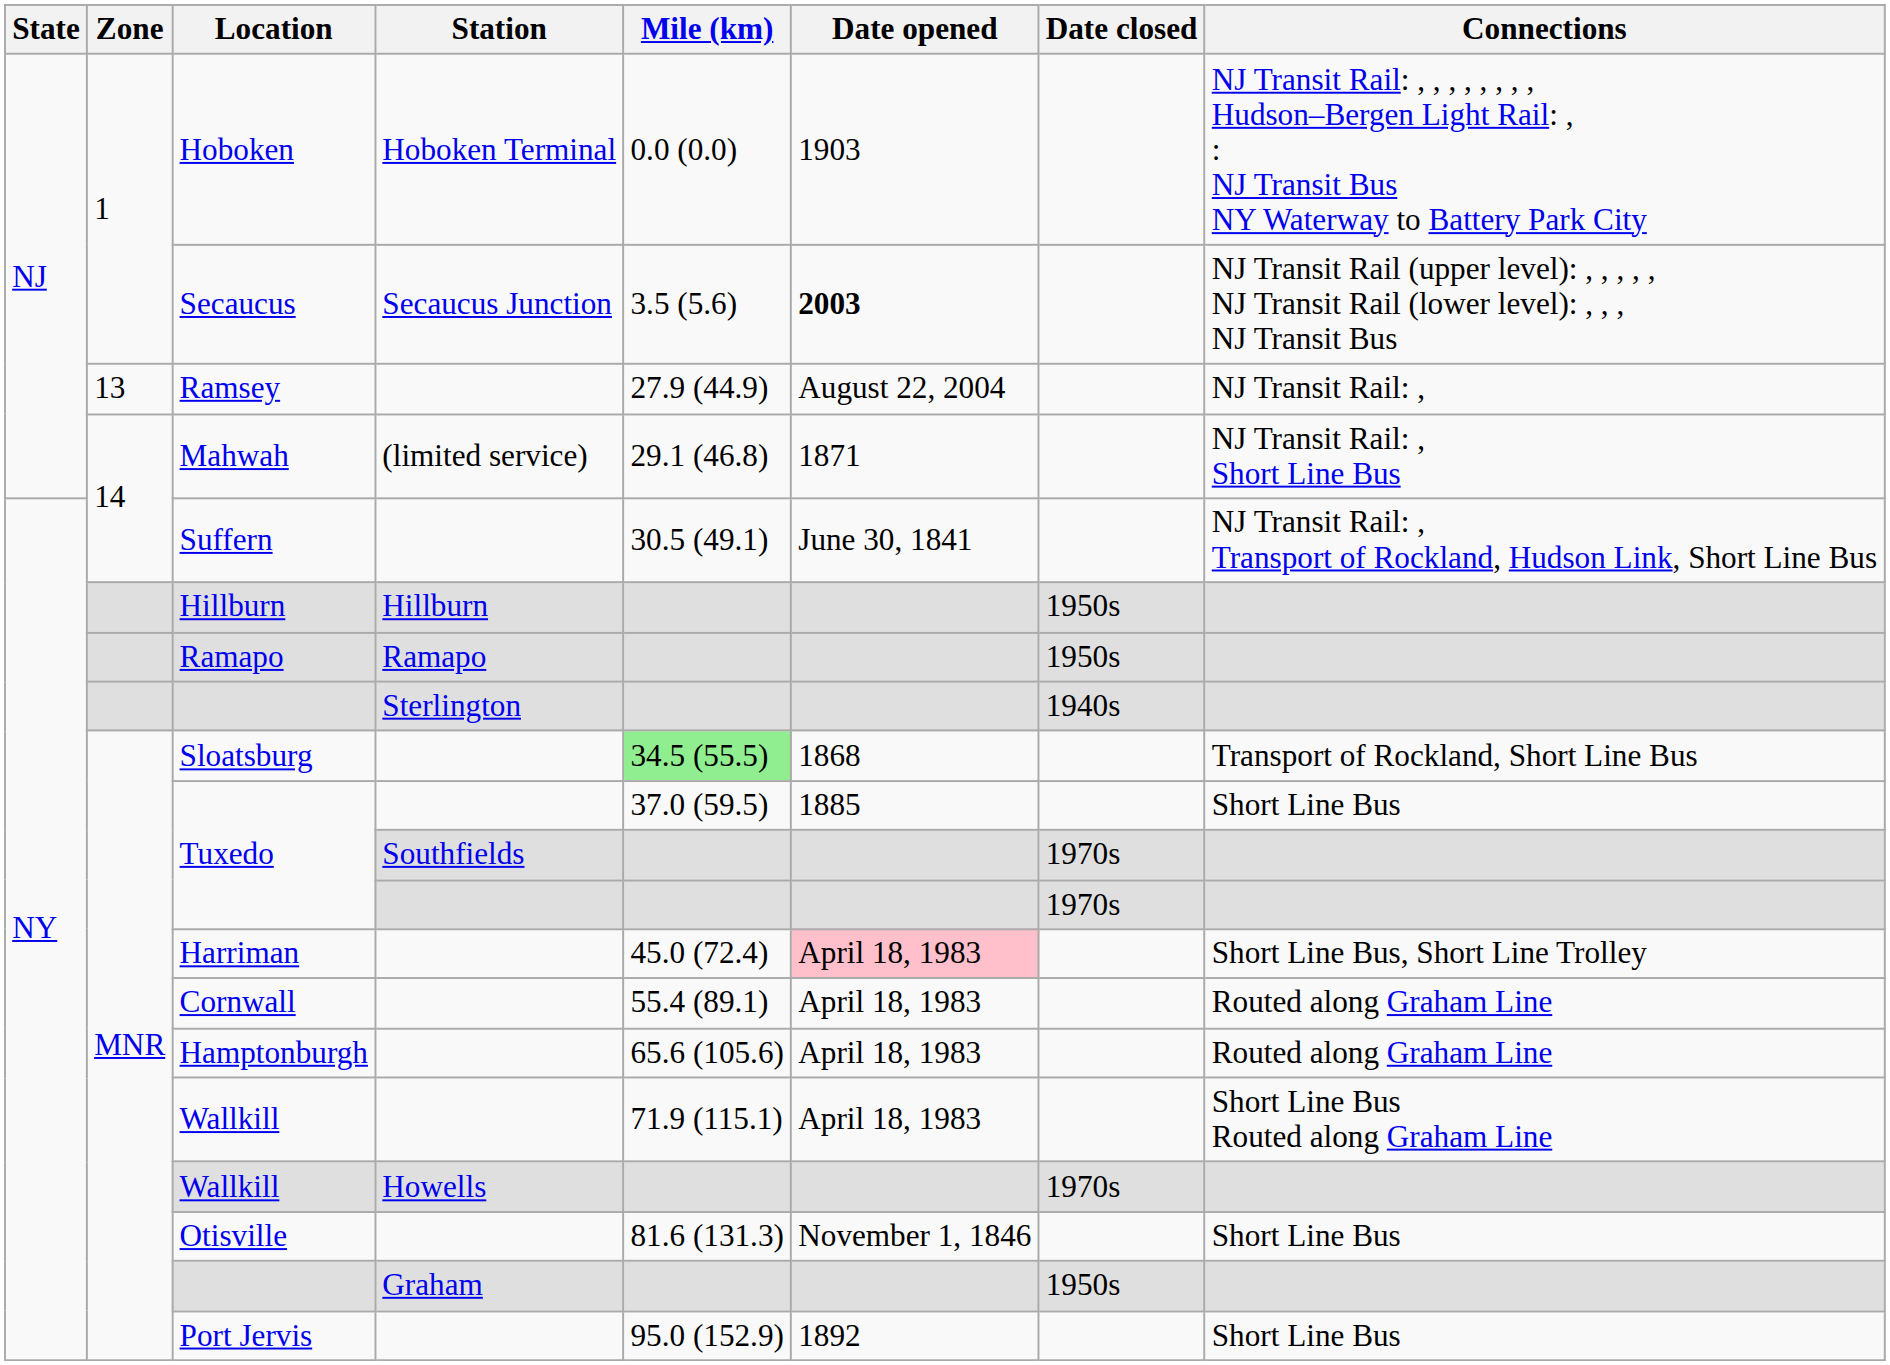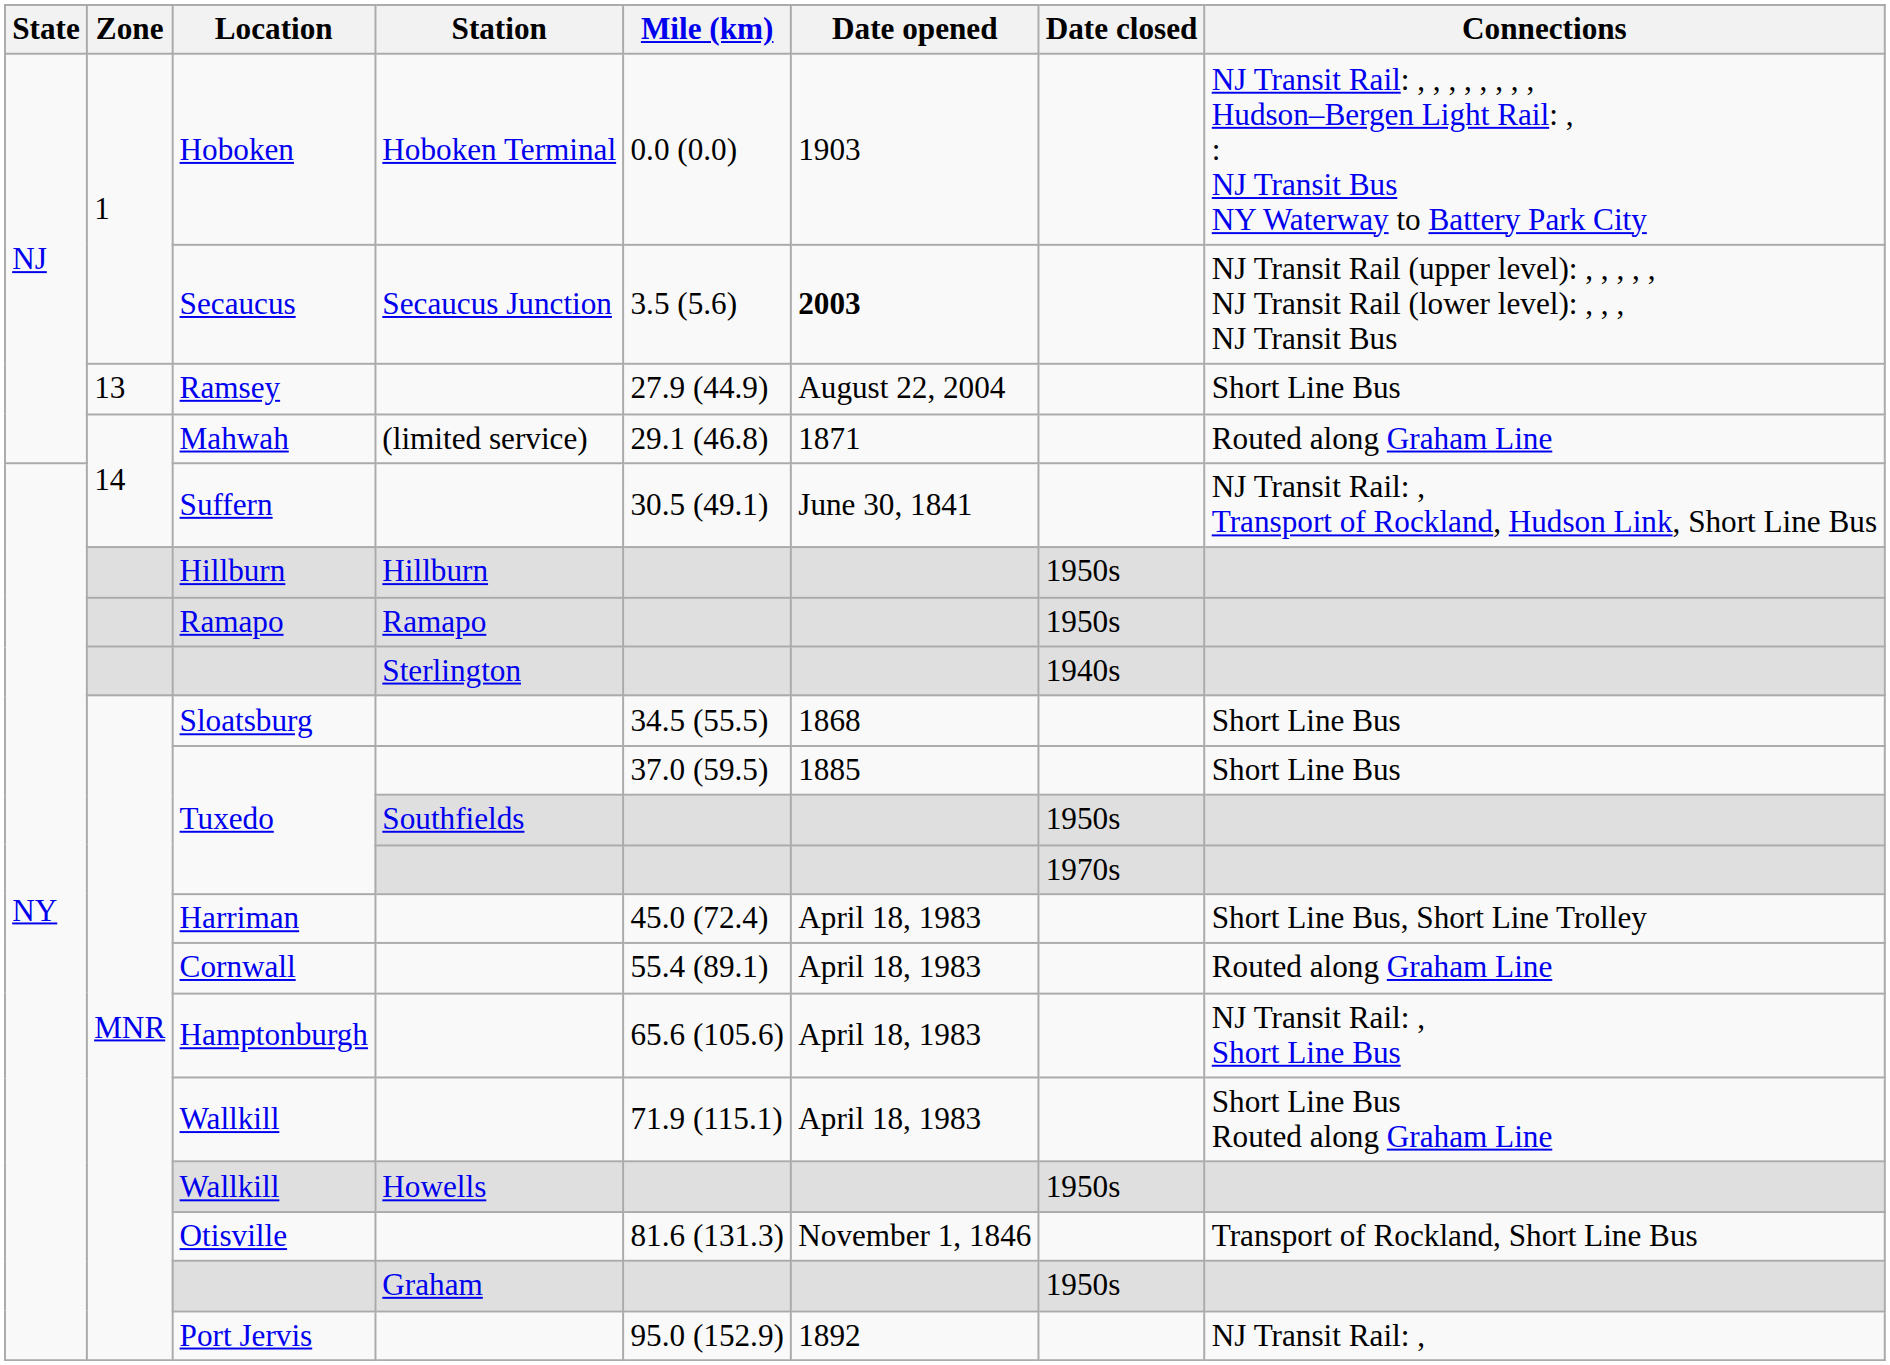(1318, 388) NJ Transit Rail: , -> (1306, 388) Short Line Bus
(1318, 455) NJ Transit Rail: , Short Line Bus -> (1382, 437) Routed along Graham Line
(699, 755) lightgreen background -> (699, 720) no background
(1455, 755) Transport of Rockland, Short Line Bus -> (1306, 720) Short Line Bus
(1083, 854) 1970s -> (1083, 819) 1950s
(890, 953) pink background -> (890, 918) no background
(1382, 1052) Routed along Graham Line -> (1318, 1034) NJ Transit Rail: , Short Line Bus
(1083, 1186) 1970s -> (1083, 1186) 1950s
(1306, 1235) Short Line Bus -> (1455, 1235) Transport of Rockland, Short Line Bus
(1306, 1334) Short Line Bus -> (1318, 1334) NJ Transit Rail: ,
